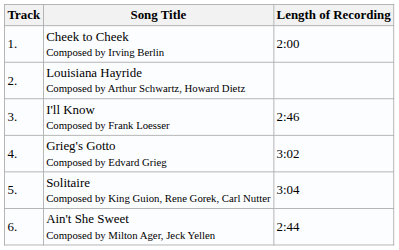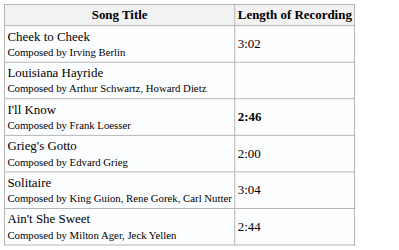- column: (24, 15)
(288, 44) 2:00 -> (249, 44) 3:02
(288, 117) normal -> (250, 117) bold
(288, 154) 3:02 -> (249, 154) 2:00
